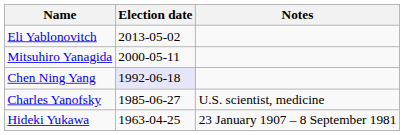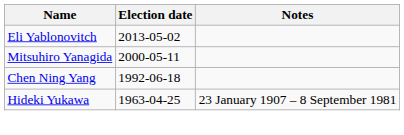(149, 78) lavender background -> (149, 78) no background
- row: (54, 99)
